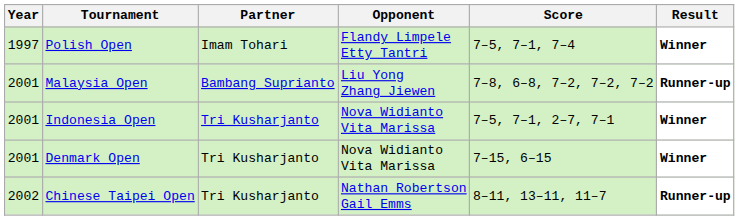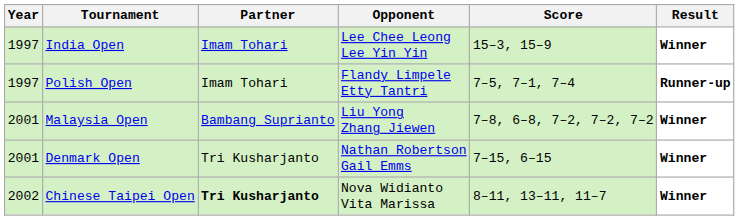+ row: (85, 45)
(684, 45) Winner -> (695, 83) Runner-up
(695, 83) Runner-up -> (684, 120) Winner
- row: (100, 120)
(392, 158) Nova Widianto Vita Marissa -> (404, 158) Nathan Robertson Gail Emms
(260, 196) normal -> (260, 196) bold
(404, 196) Nathan Robertson Gail Emms -> (392, 196) Nova Widianto Vita Marissa
(695, 196) Runner-up -> (684, 196) Winner
